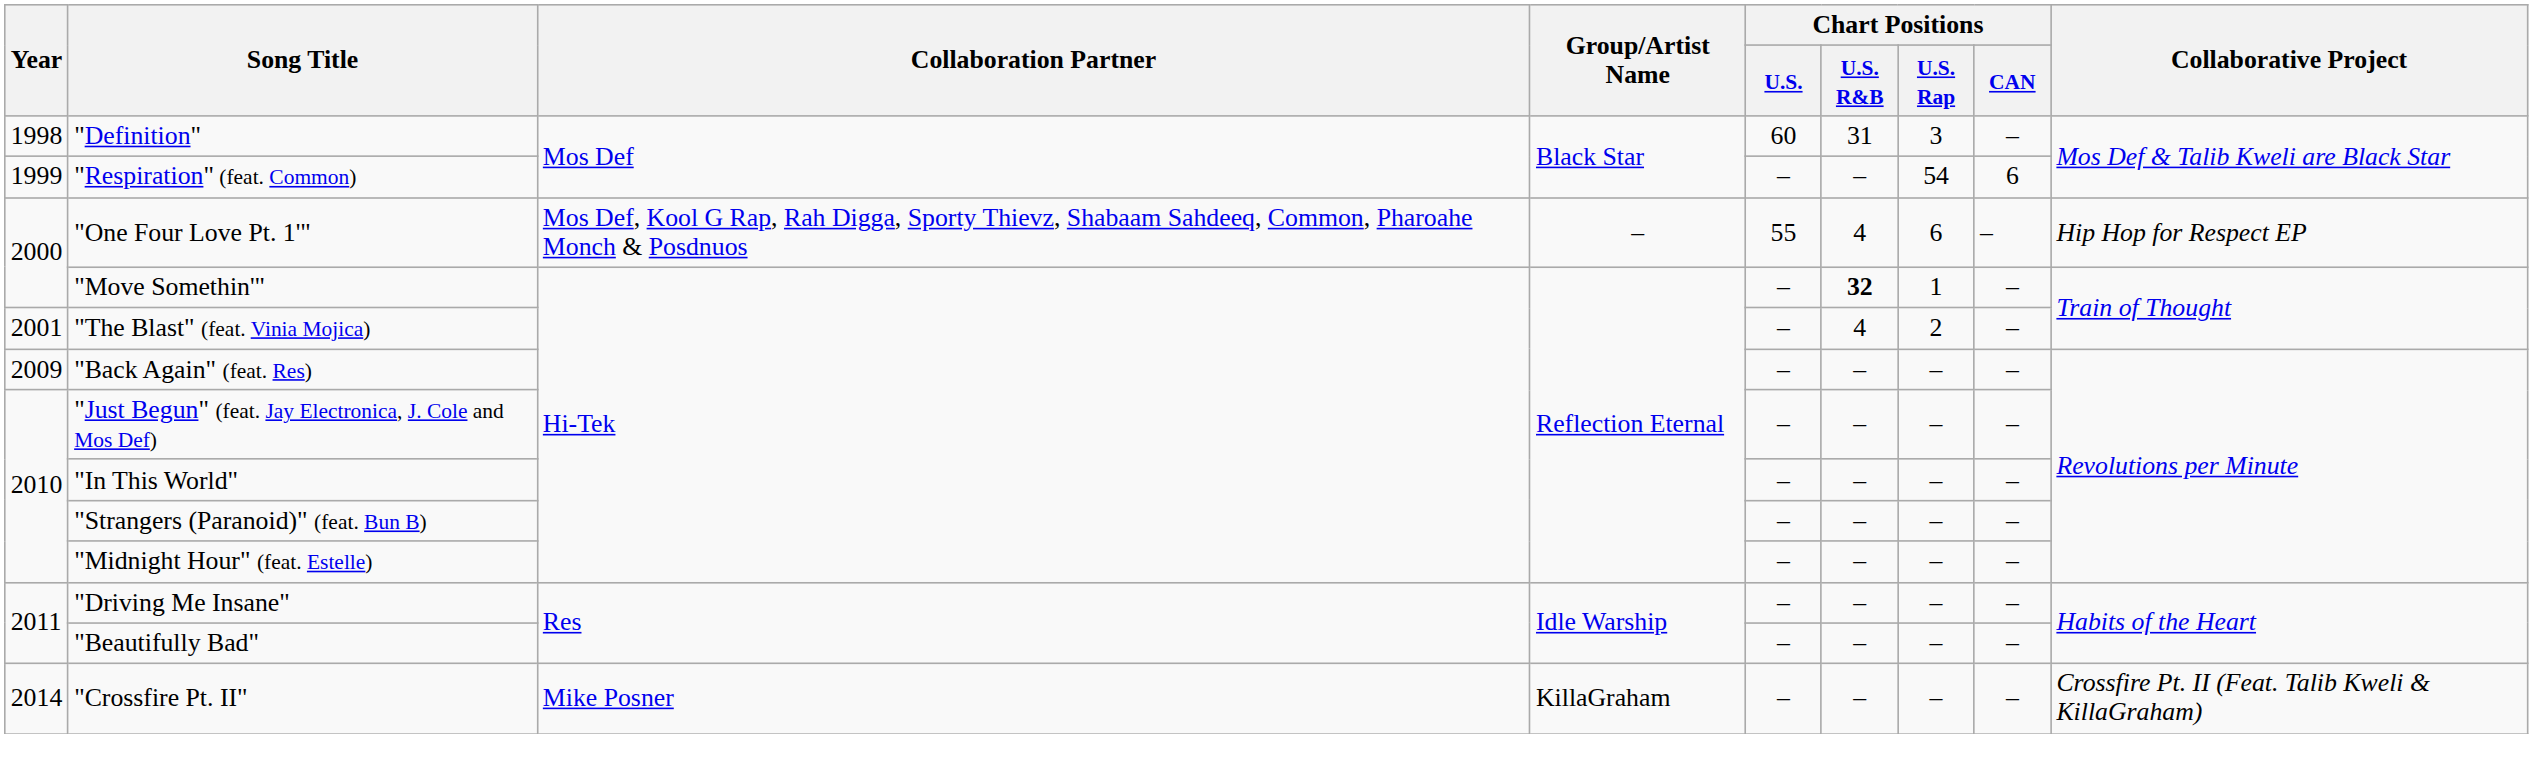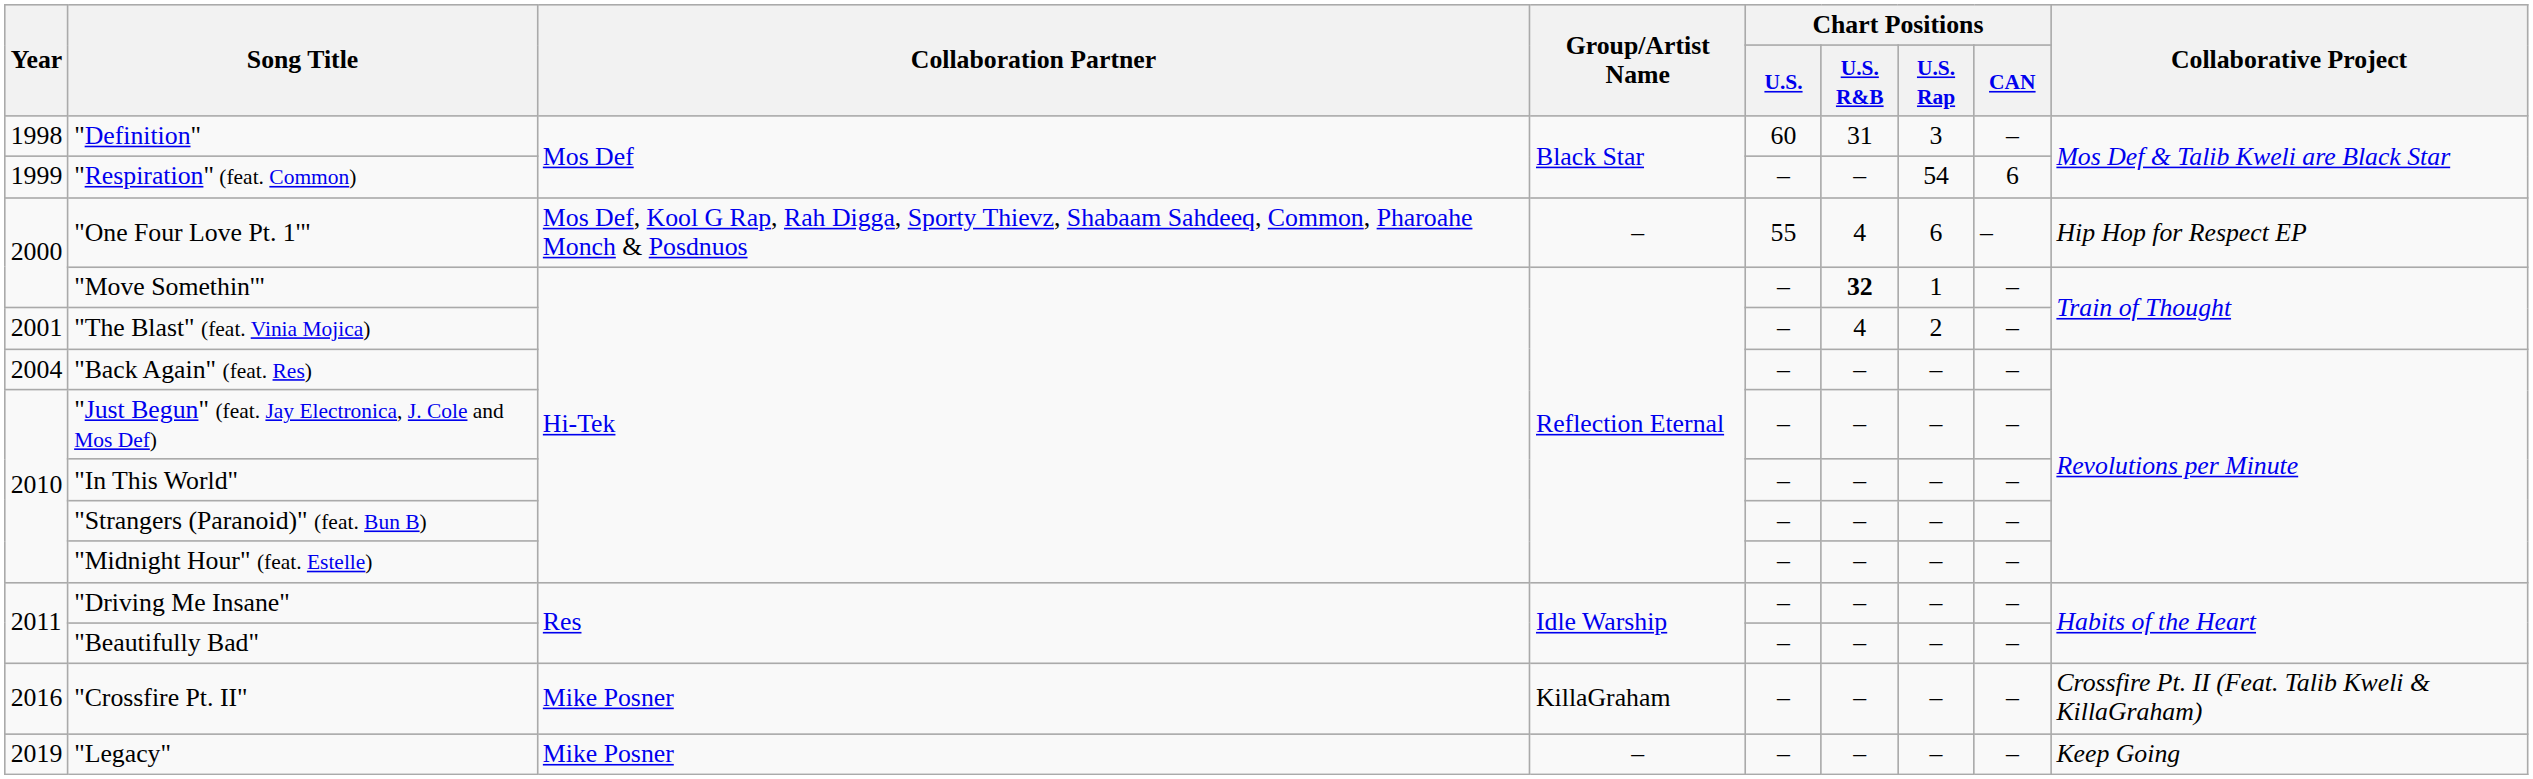(37, 368) 2009 -> (37, 368) 2004
(37, 698) 2014 -> (37, 698) 2016
+ row: (123, 753)
